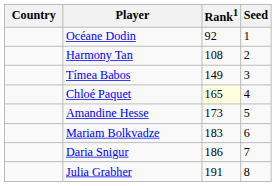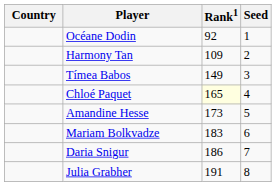(214, 56) 108 -> (214, 56) 109
